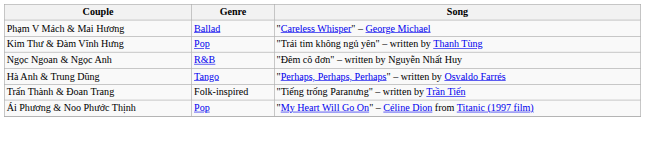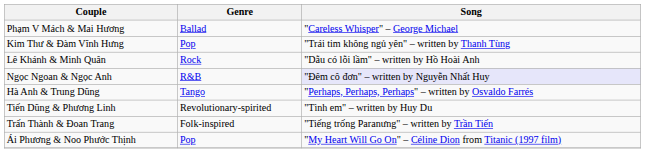+ row: (56, 60)
(369, 60) no background -> (397, 76) lavender background
+ row: (61, 108)
